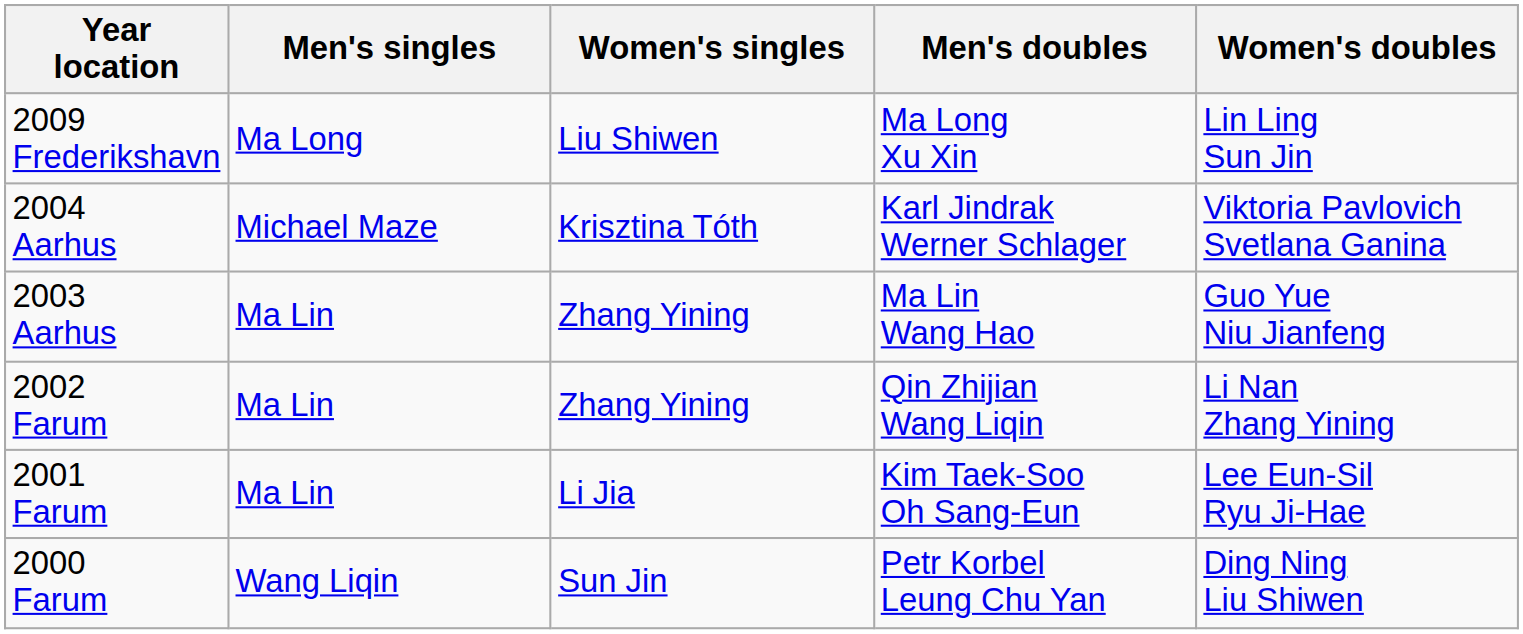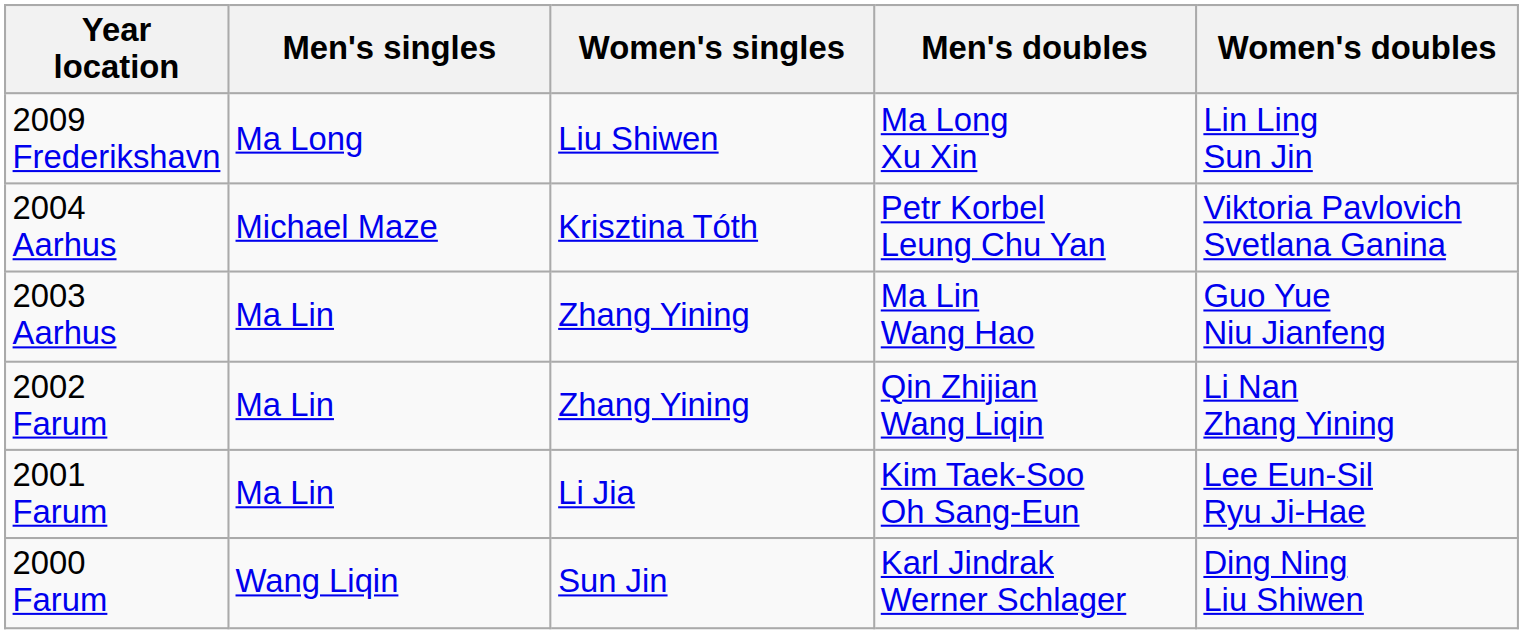(1004, 226) Karl Jindrak Werner Schlager -> (993, 226) Petr Korbel Leung Chu Yan
(993, 582) Petr Korbel Leung Chu Yan -> (1004, 582) Karl Jindrak Werner Schlager
